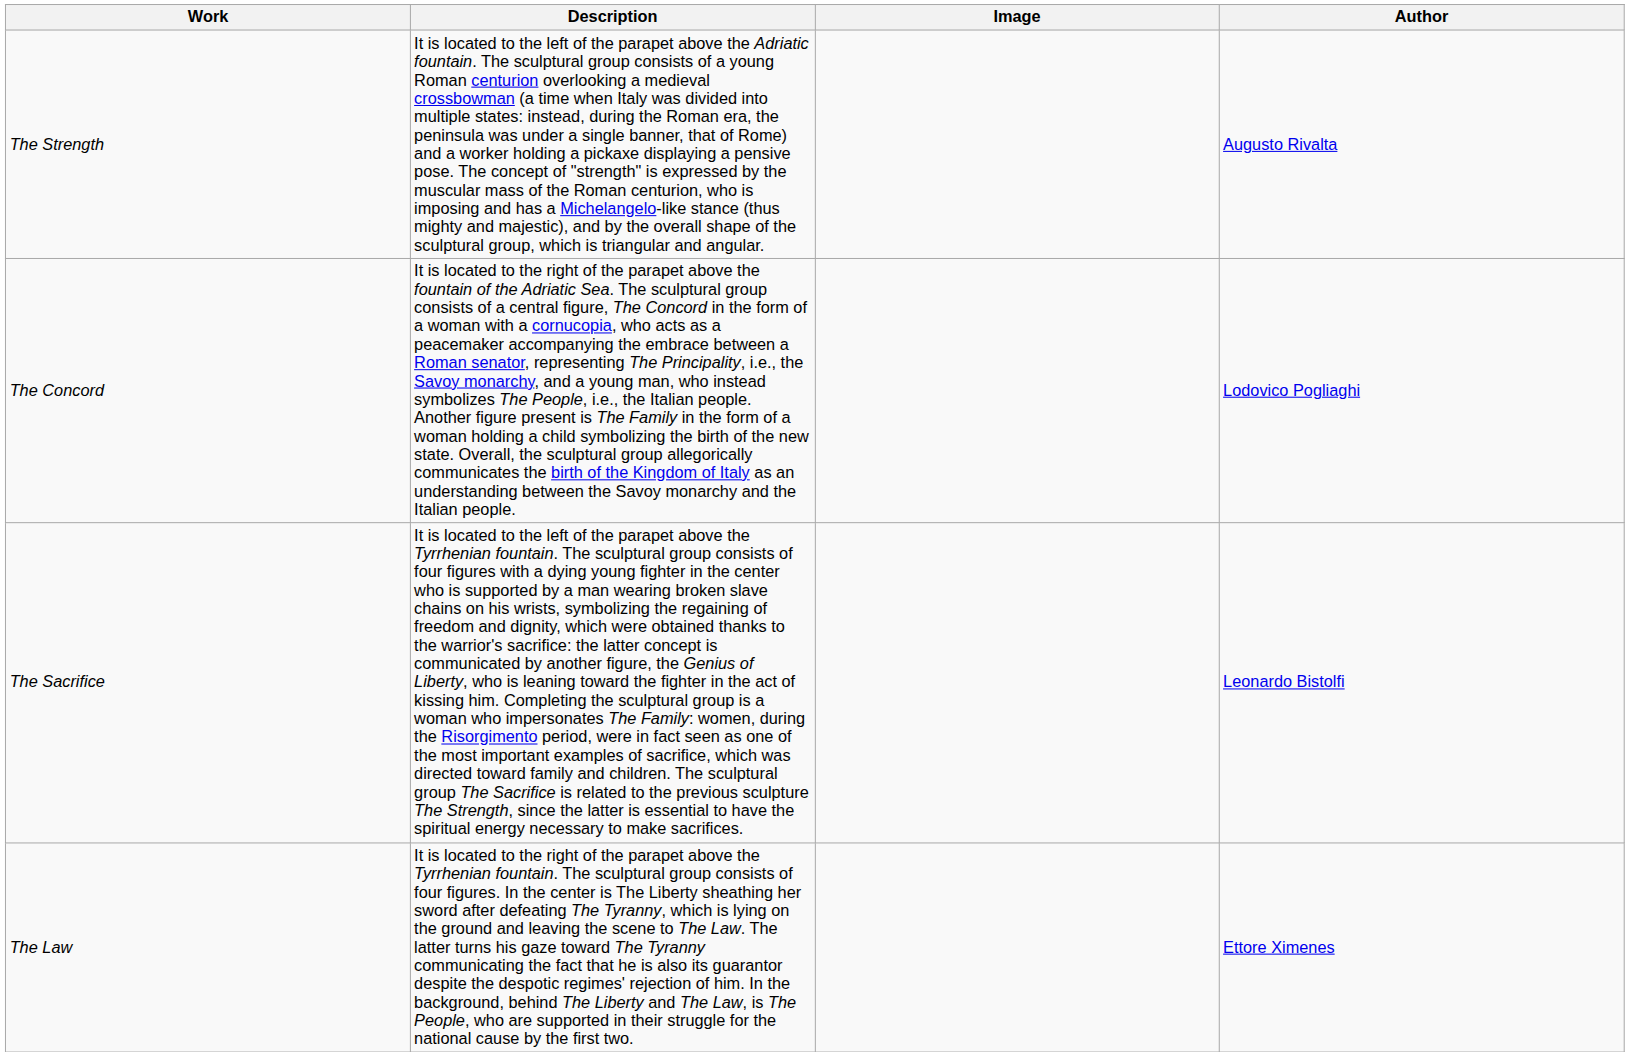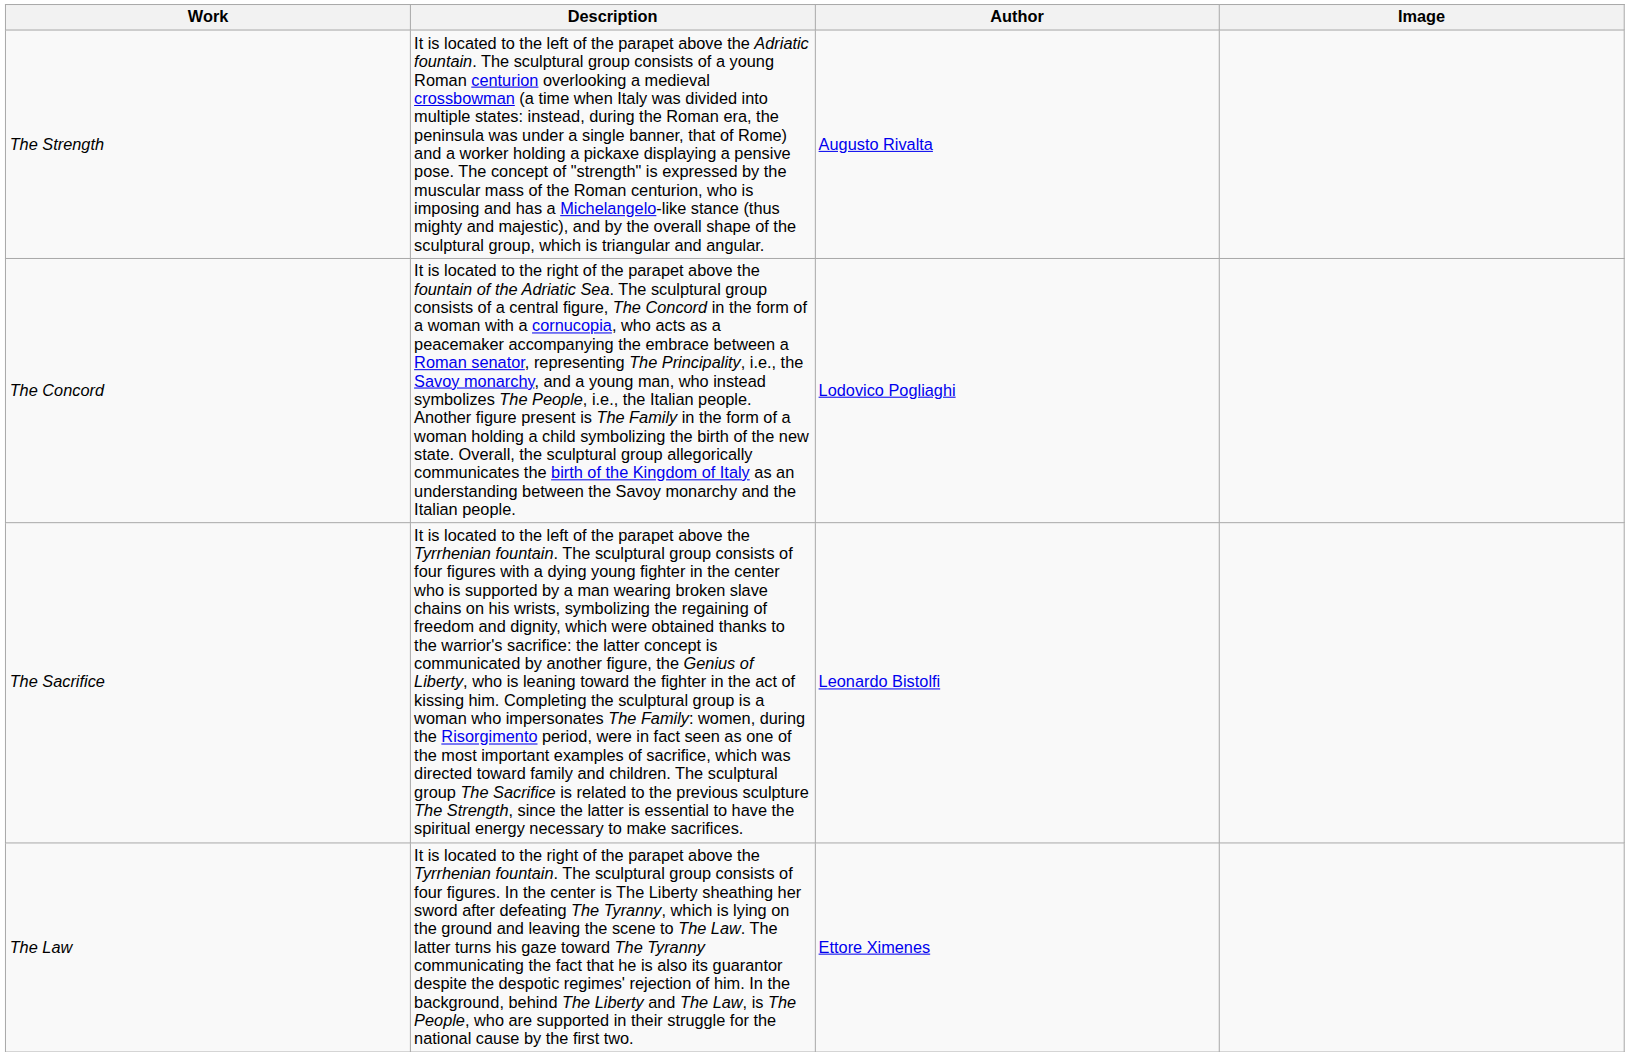columns swapped: (1422, 17) <-> (1017, 17)
